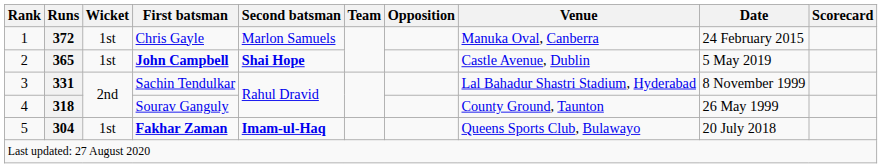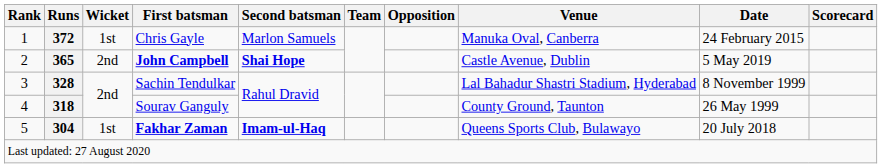(107, 60) 1st -> (107, 60) 2nd
(63, 83) 331 -> (63, 83) 328
